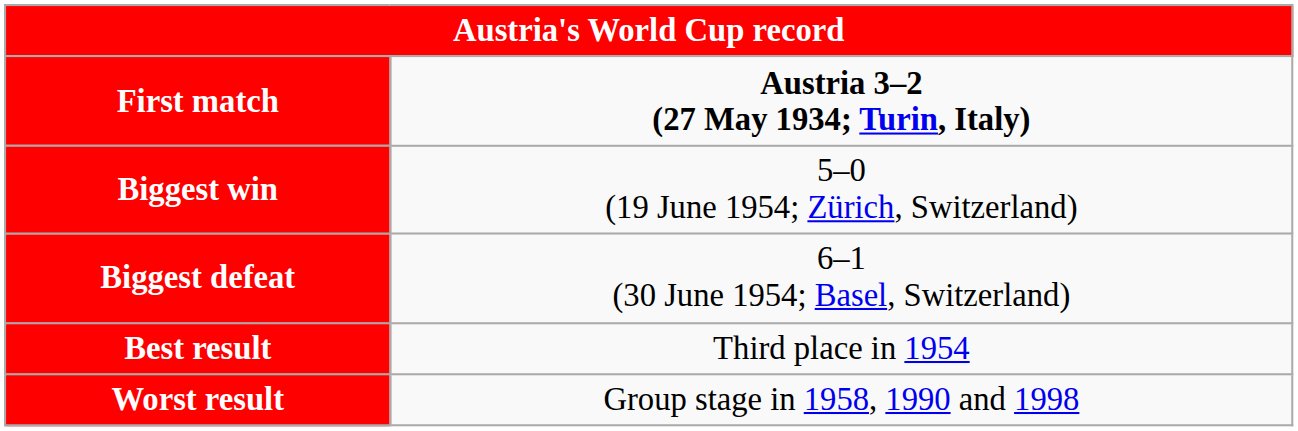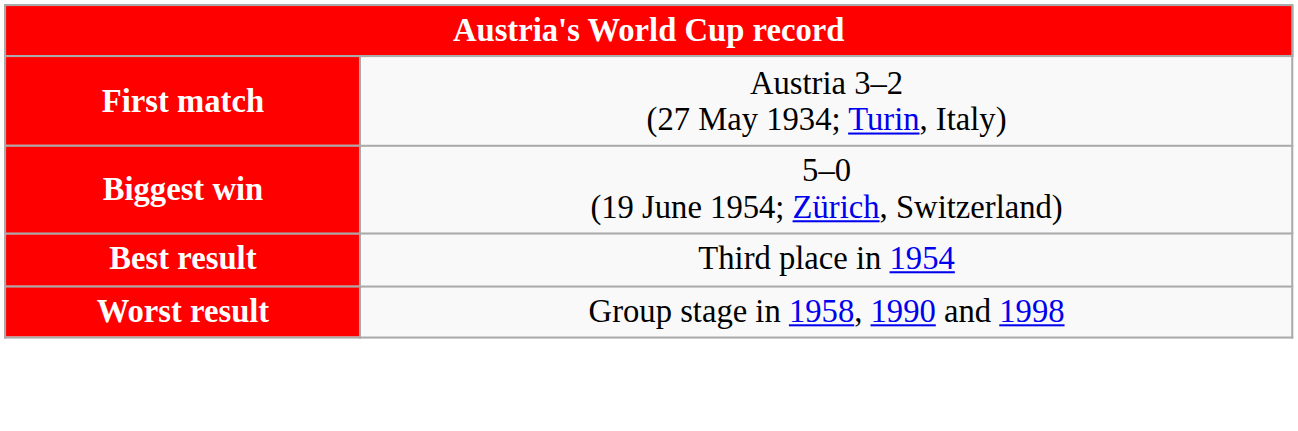(841, 100) bold -> (827, 100) normal
- row: (198, 277)
